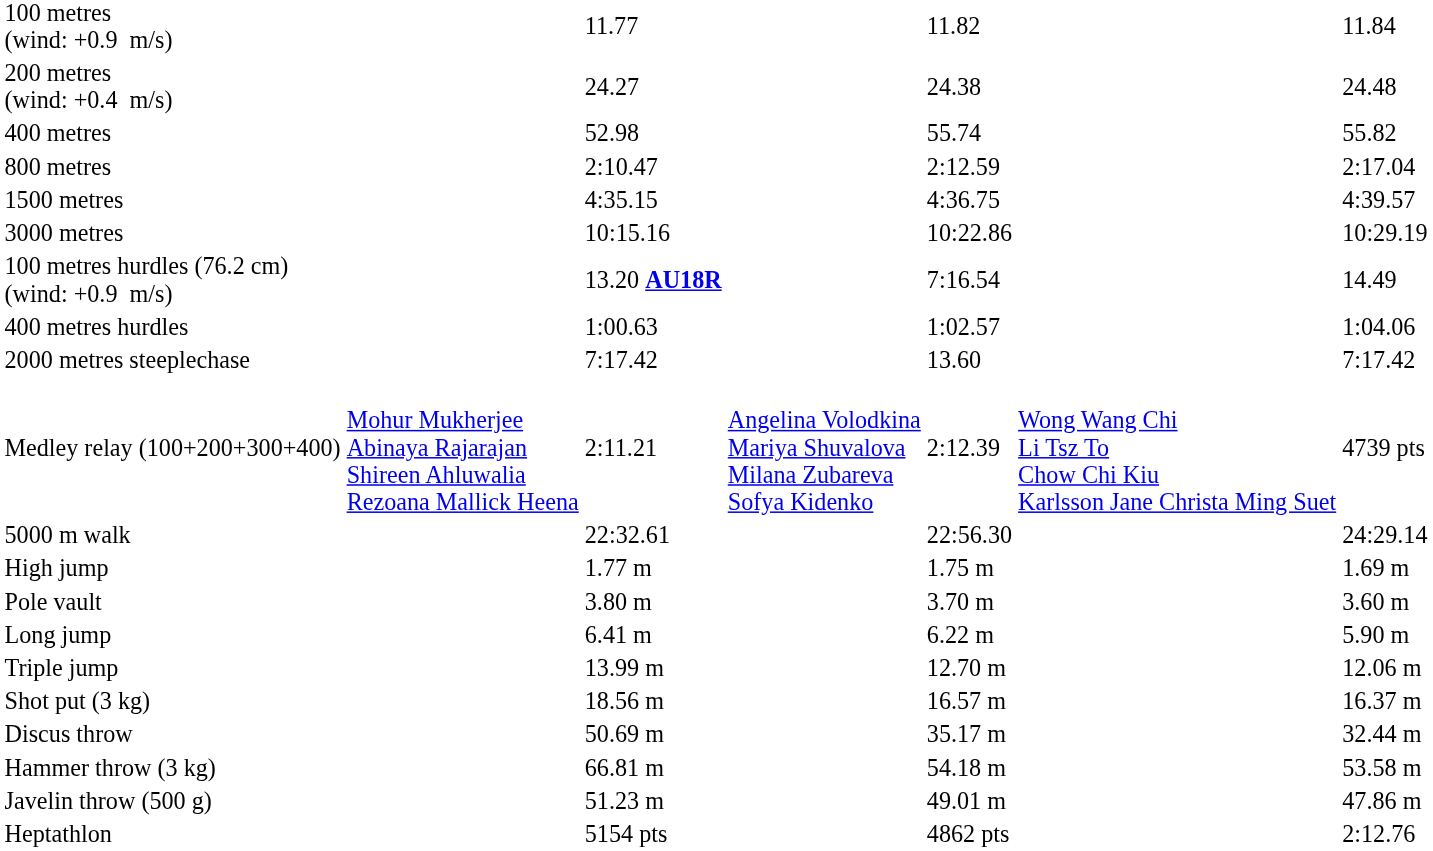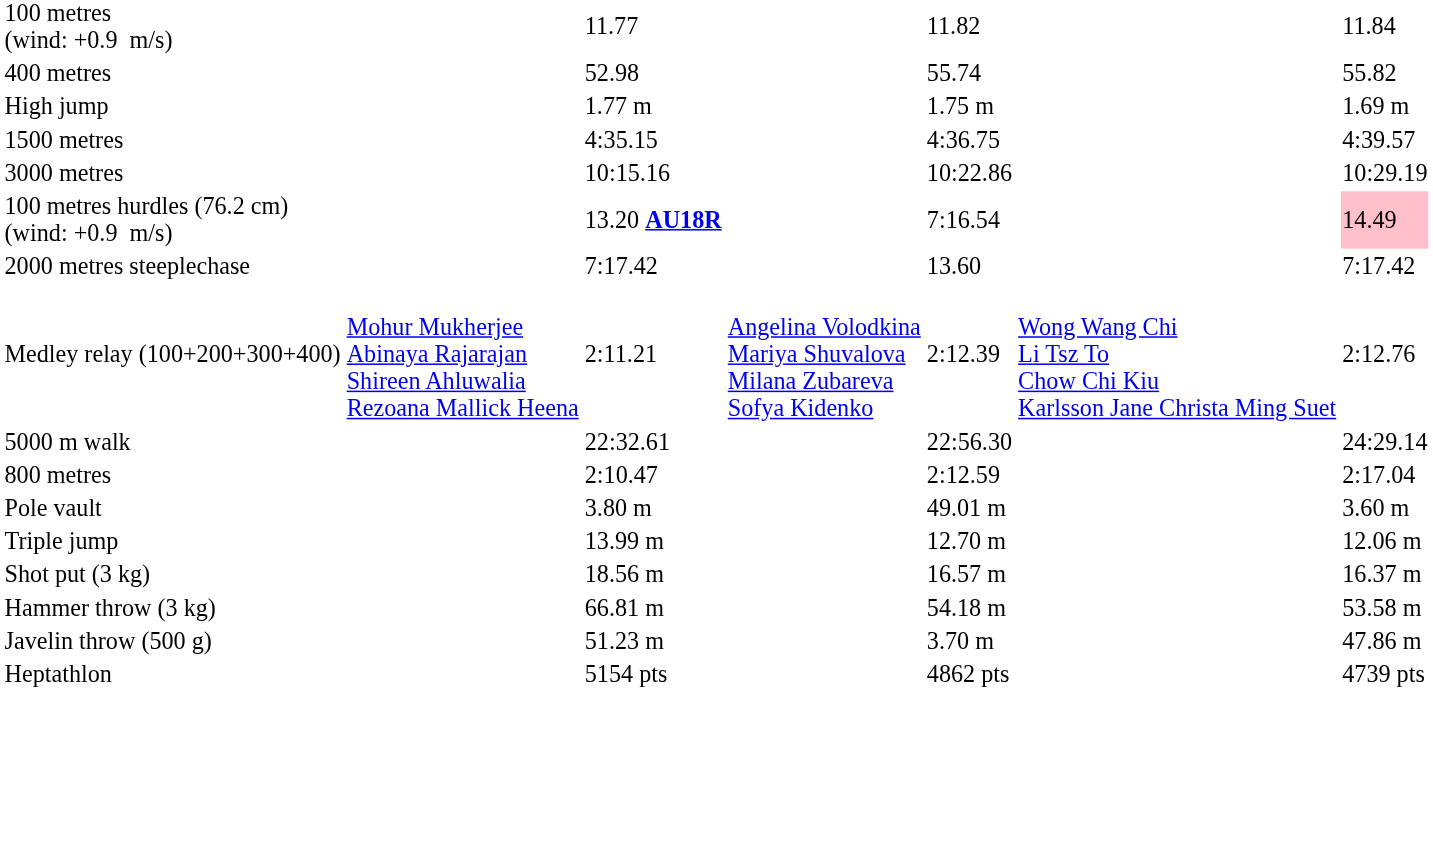- row: (89, 86)
rows swapped: (58, 166) <-> (57, 568)
(1369, 280) no background -> (1369, 219) pink background
- row: (96, 326)
(1384, 447) 4739 pts -> (1379, 354) 2:12.76
(960, 601) 3.70 m -> (966, 508) 49.01 m
- row: (58, 634)
- row: (69, 734)
(966, 801) 49.01 m -> (960, 641) 3.70 m
(1379, 834) 2:12.76 -> (1384, 674) 4739 pts
